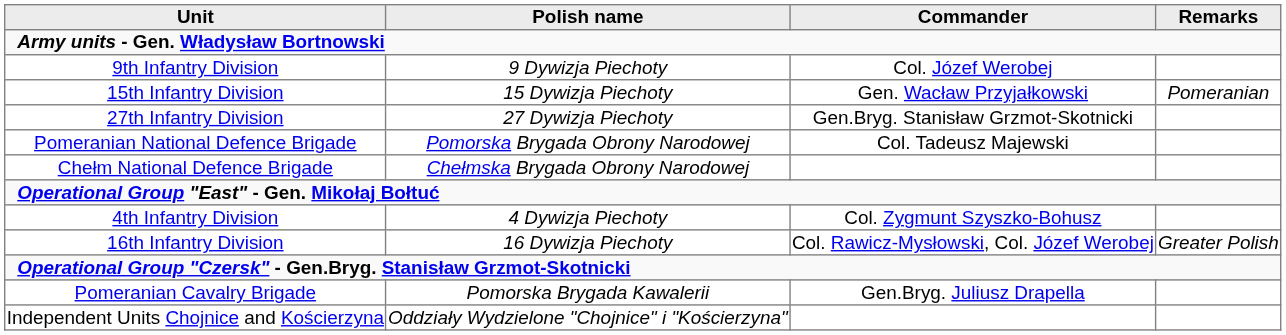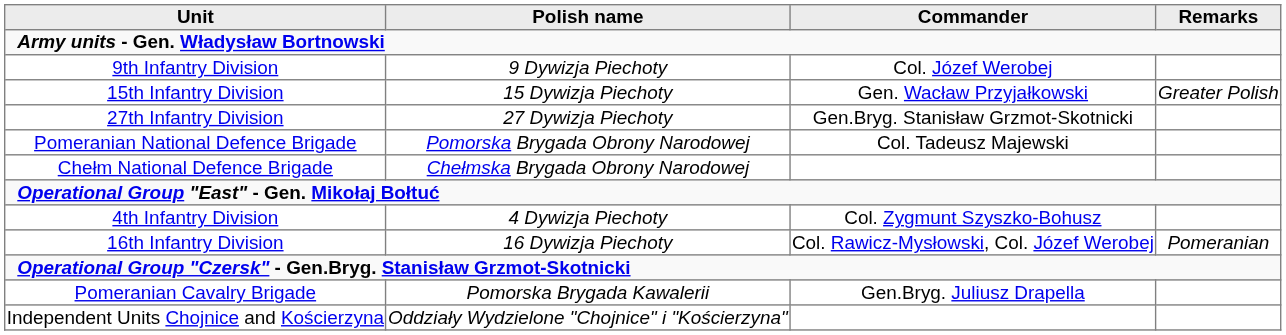(1218, 92) Pomeranian -> (1218, 92) Greater Polish
(1218, 242) Greater Polish -> (1218, 242) Pomeranian
